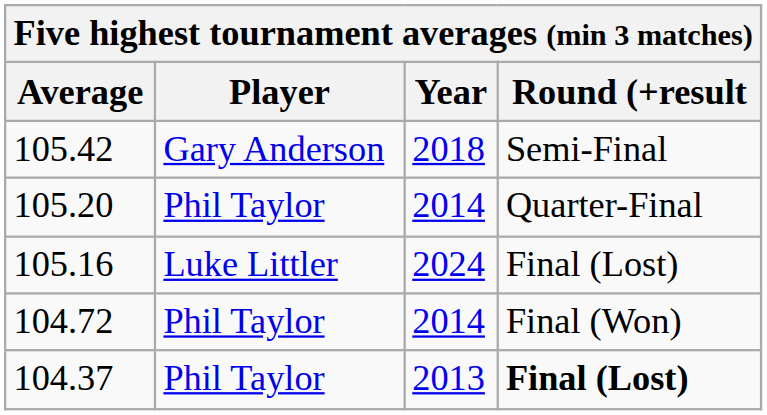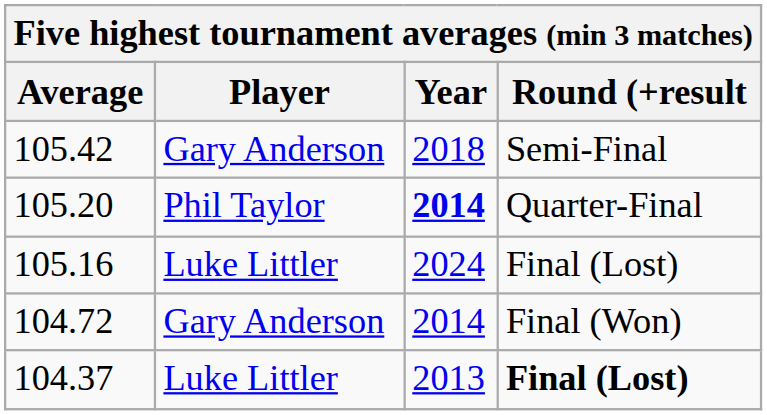(449, 206) normal -> (449, 206) bold
(244, 321) Phil Taylor -> (274, 321) Gary Anderson
(244, 378) Phil Taylor -> (251, 378) Luke Littler
